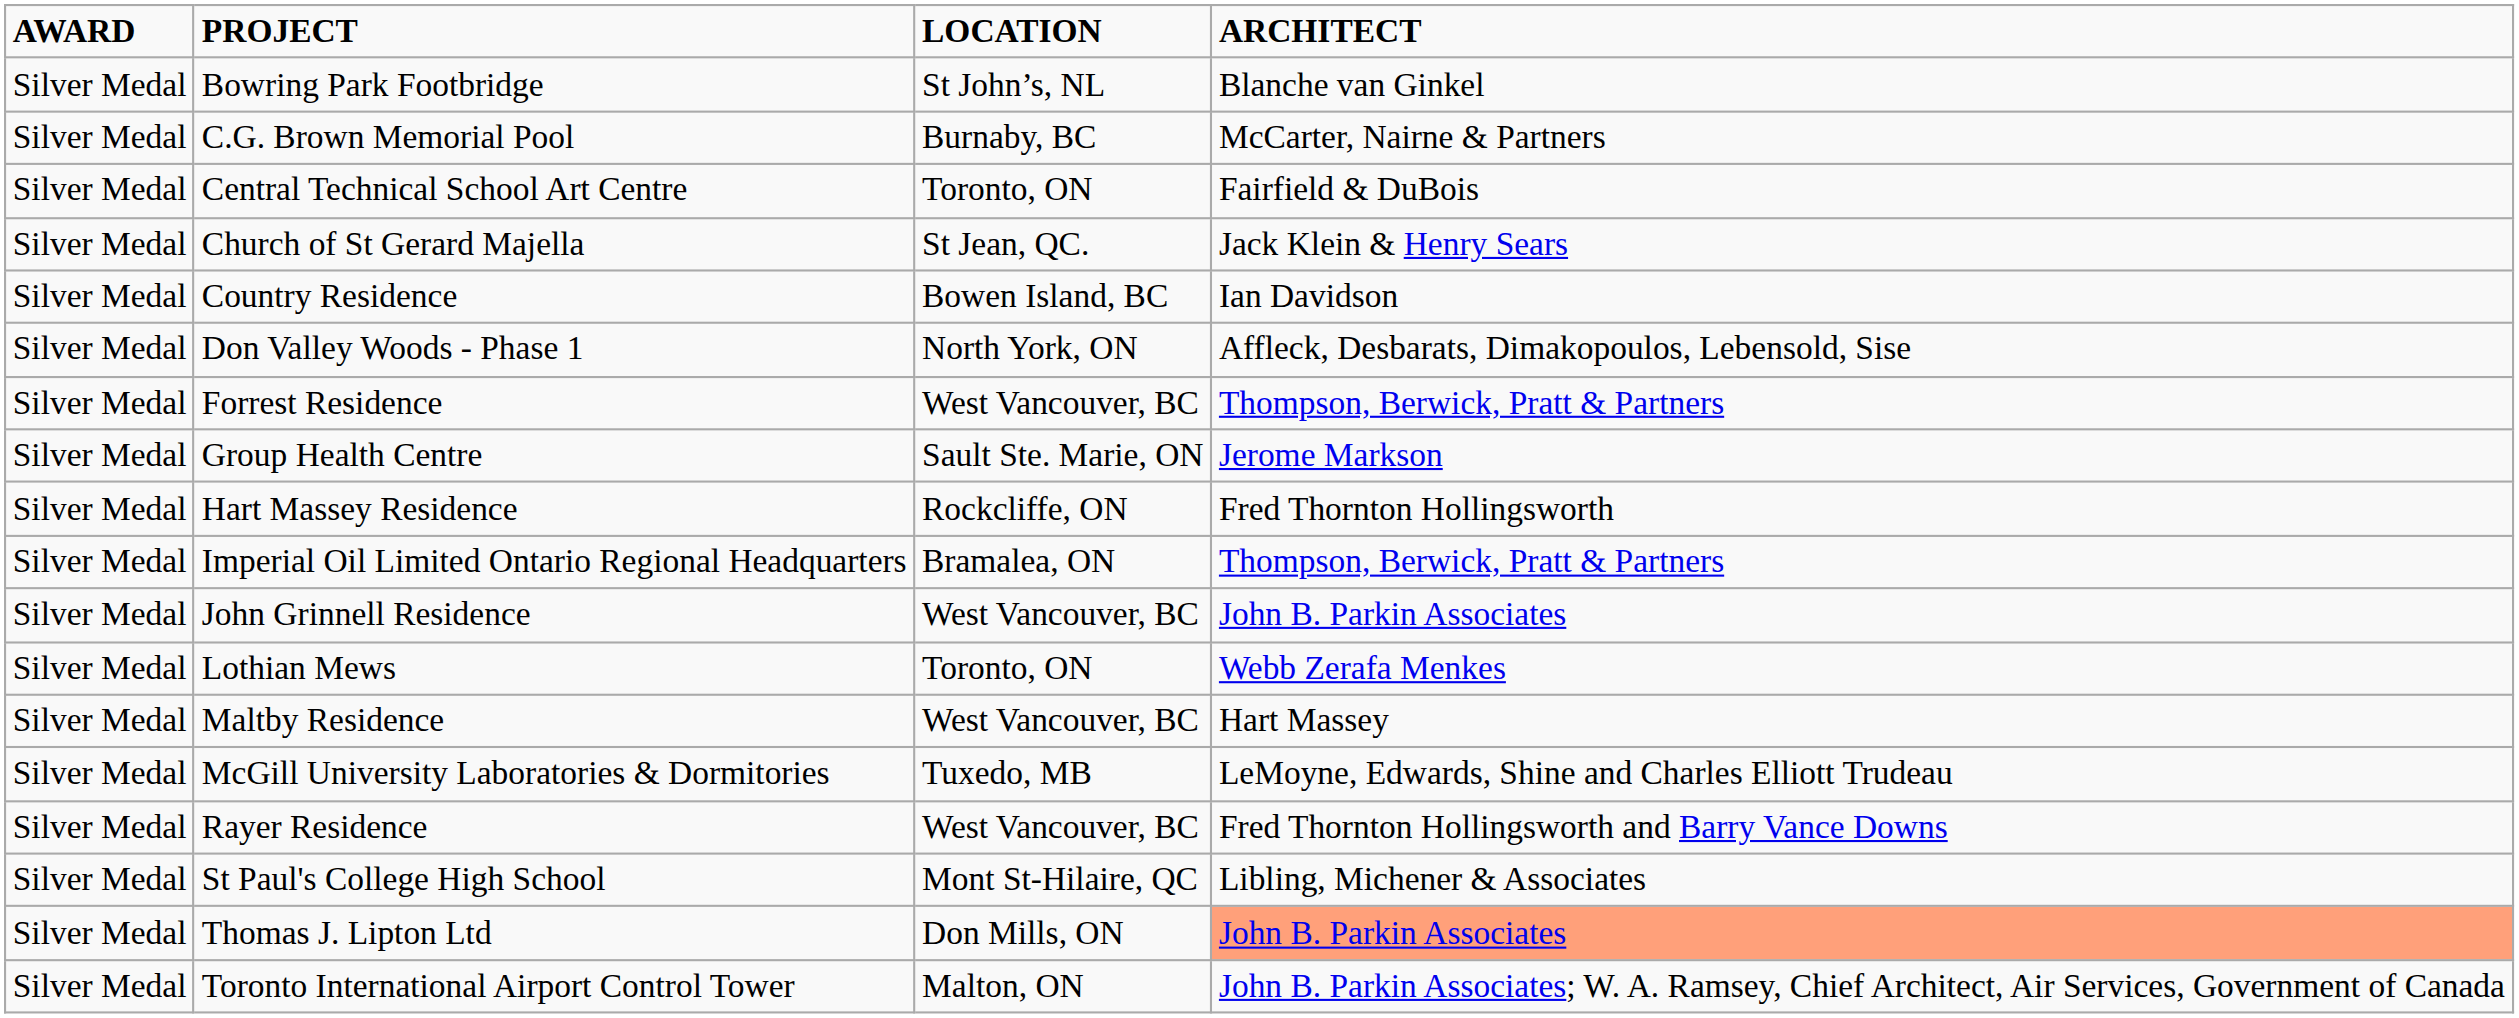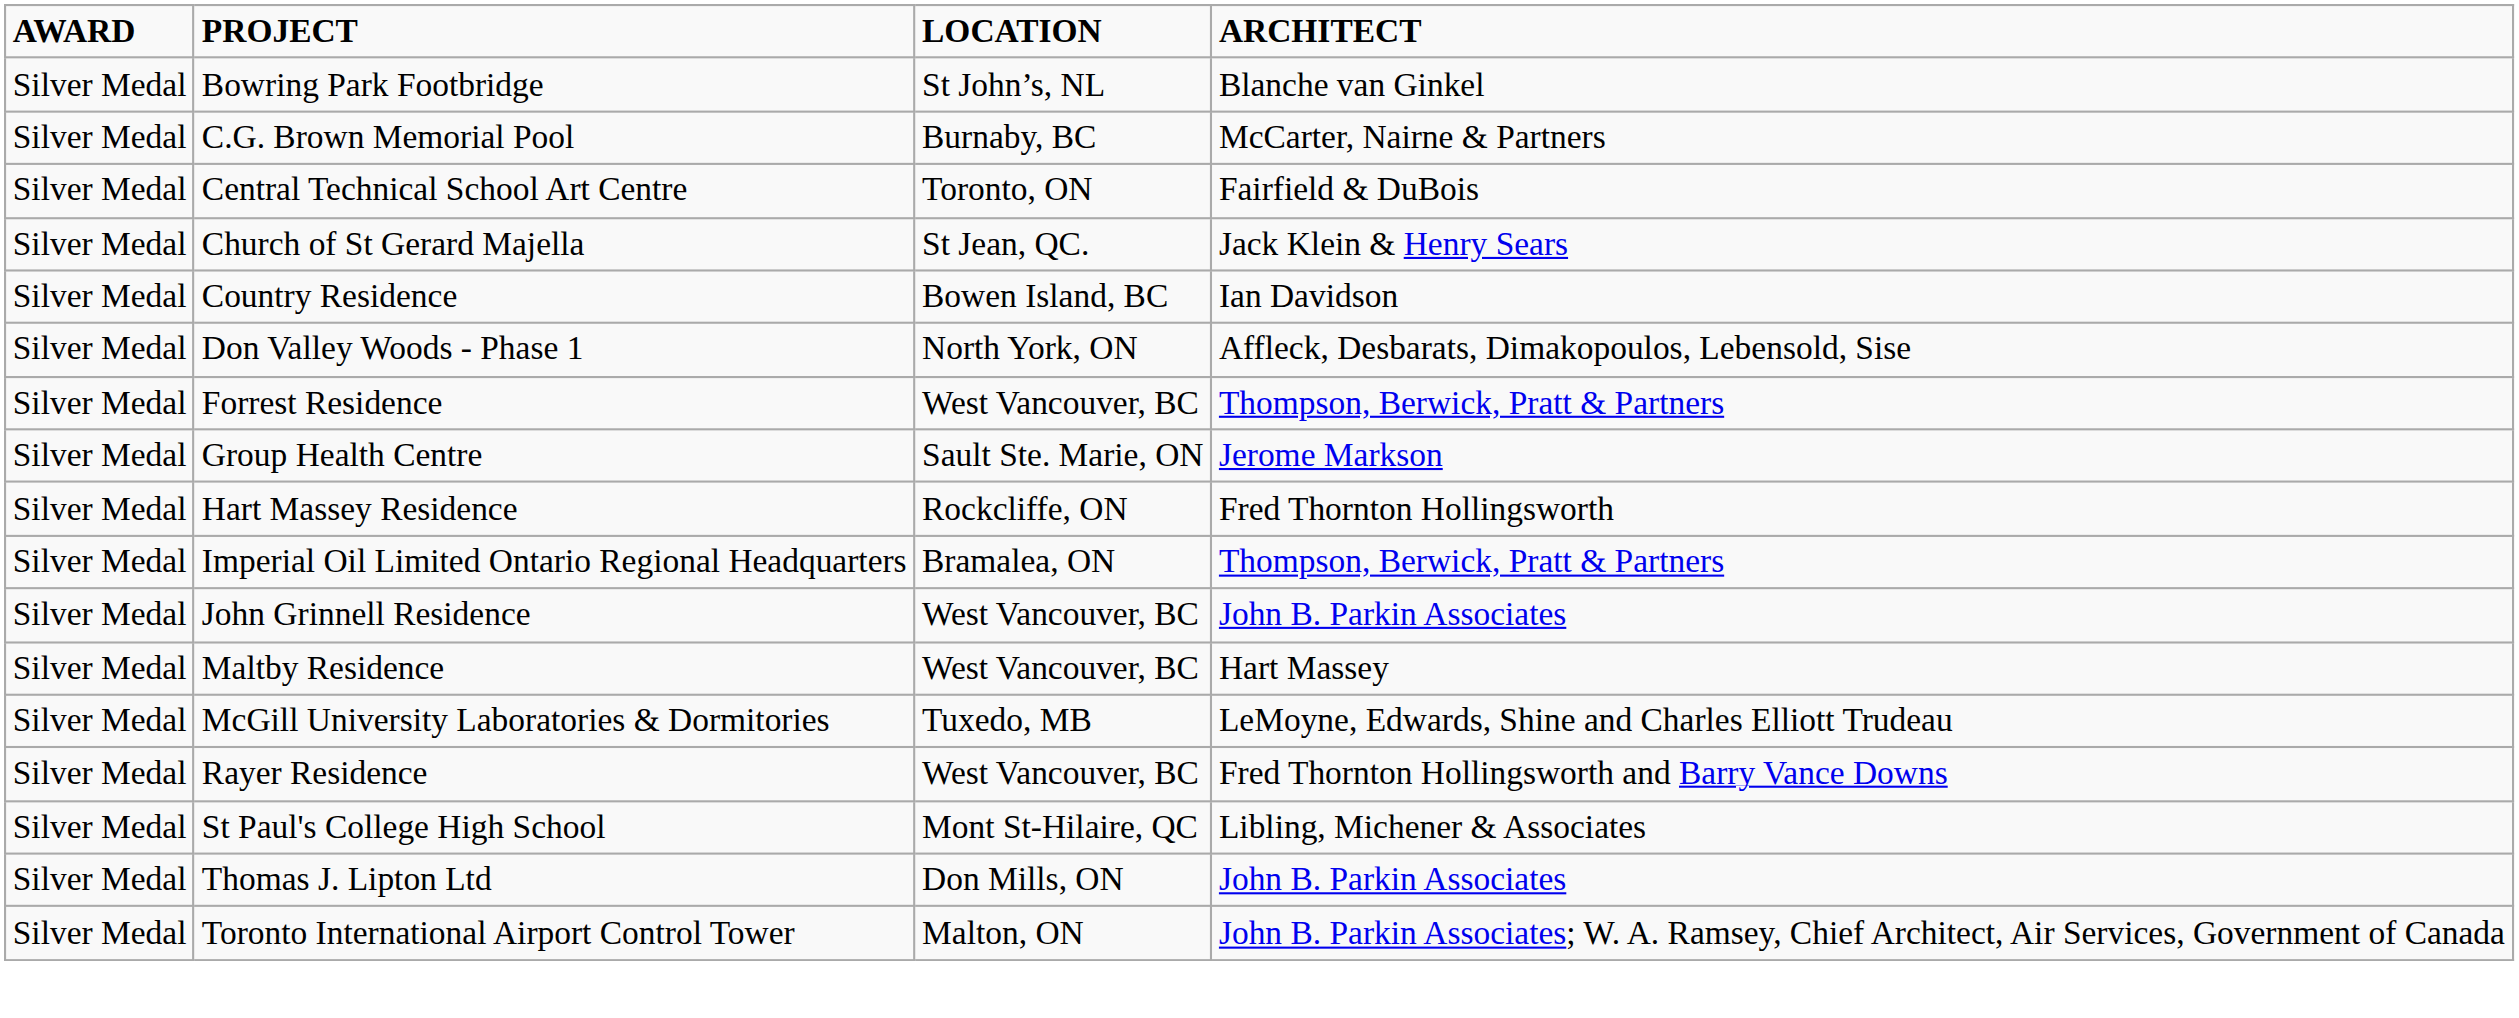- row: (299, 667)
(1393, 932) lightsalmon background -> (1393, 879) no background
